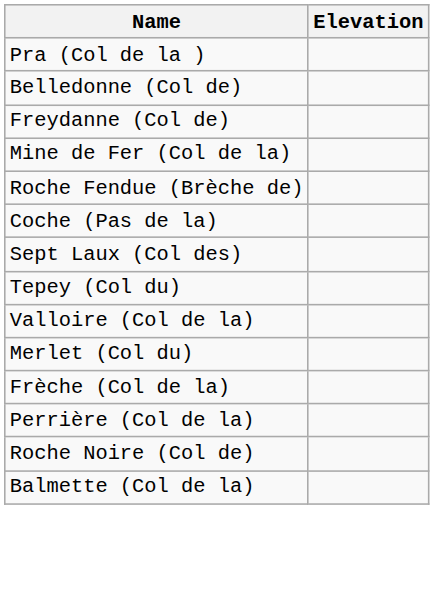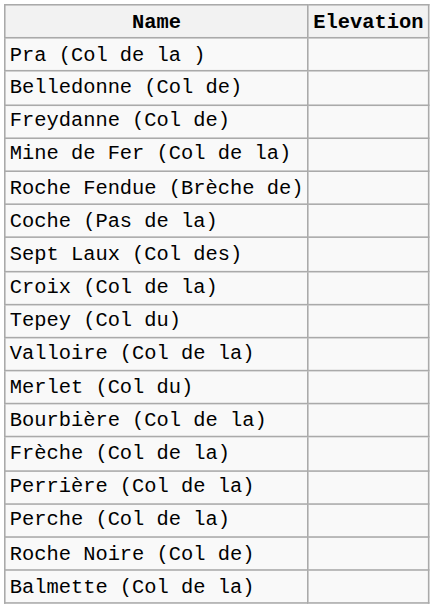+ row: (114, 288)
+ row: (138, 421)
+ row: (120, 520)
